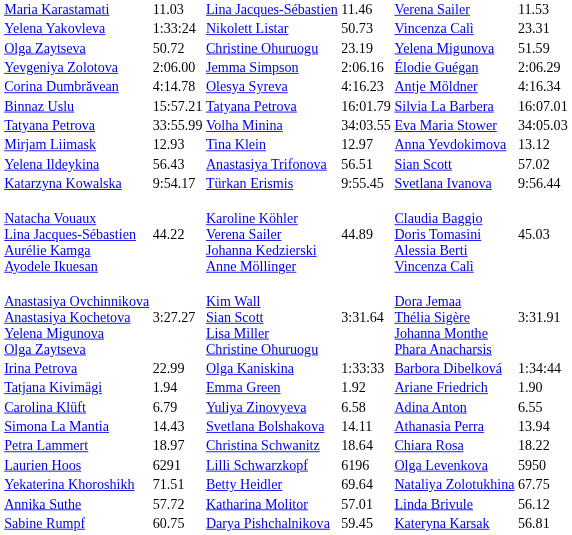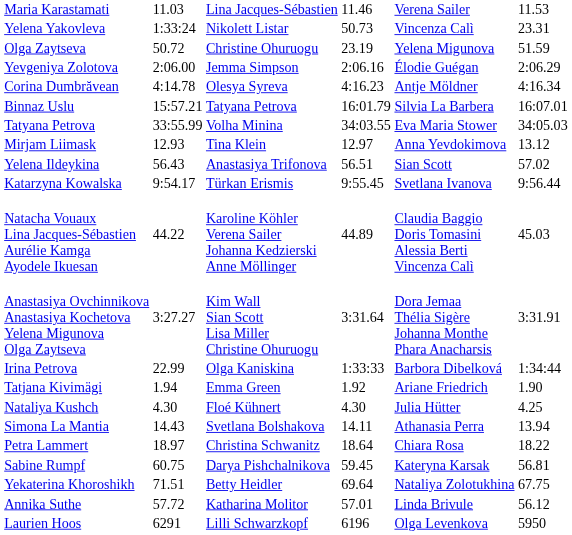+ row: (51, 407)
- row: (45, 407)
rows swapped: (45, 523) <-> (43, 465)
